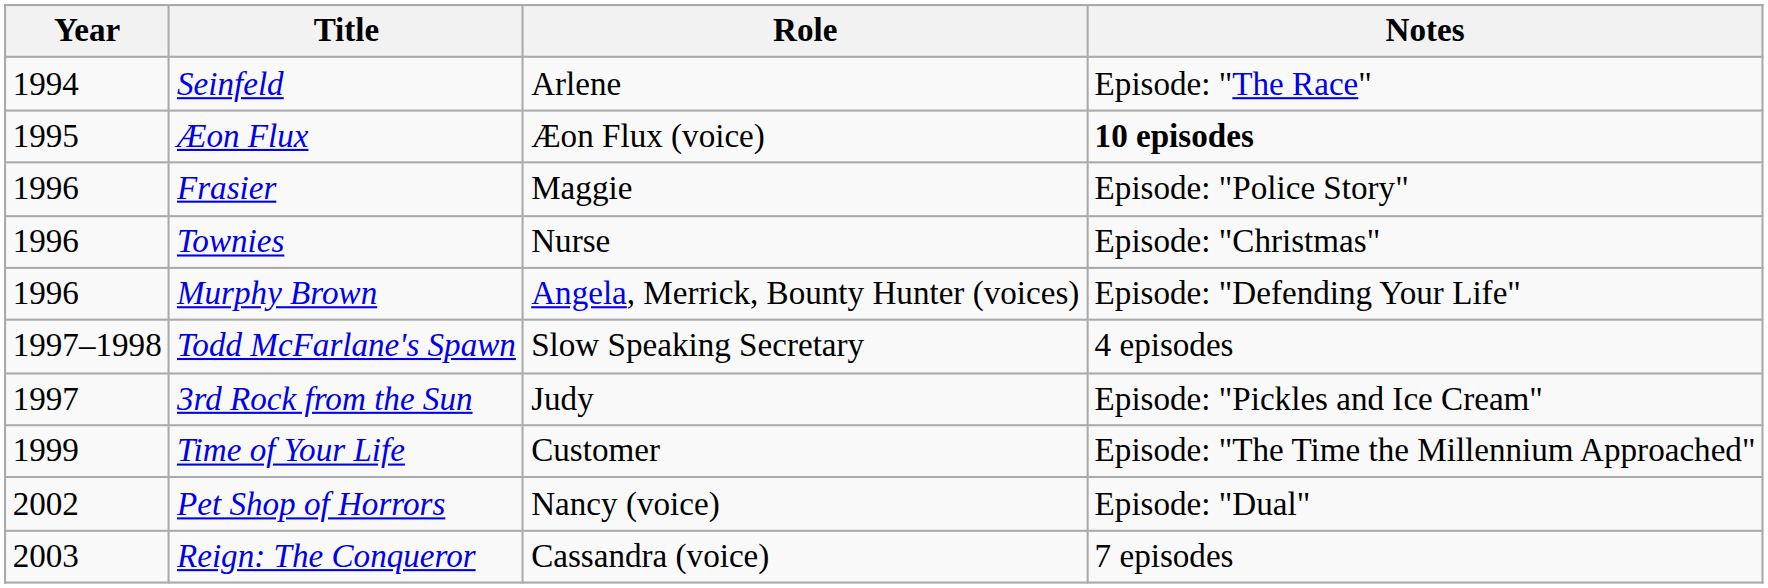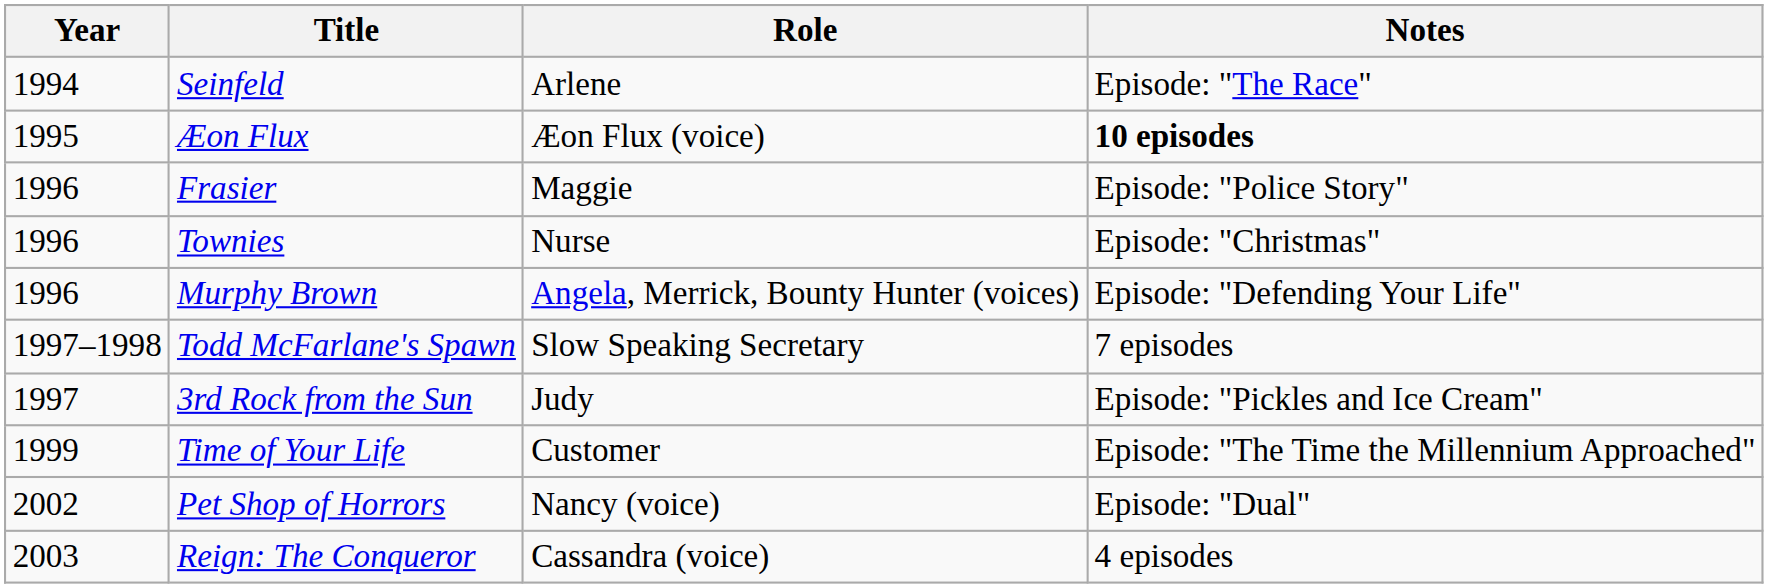(1164, 345) 4 episodes -> (1164, 345) 7 episodes
(1164, 556) 7 episodes -> (1164, 556) 4 episodes
